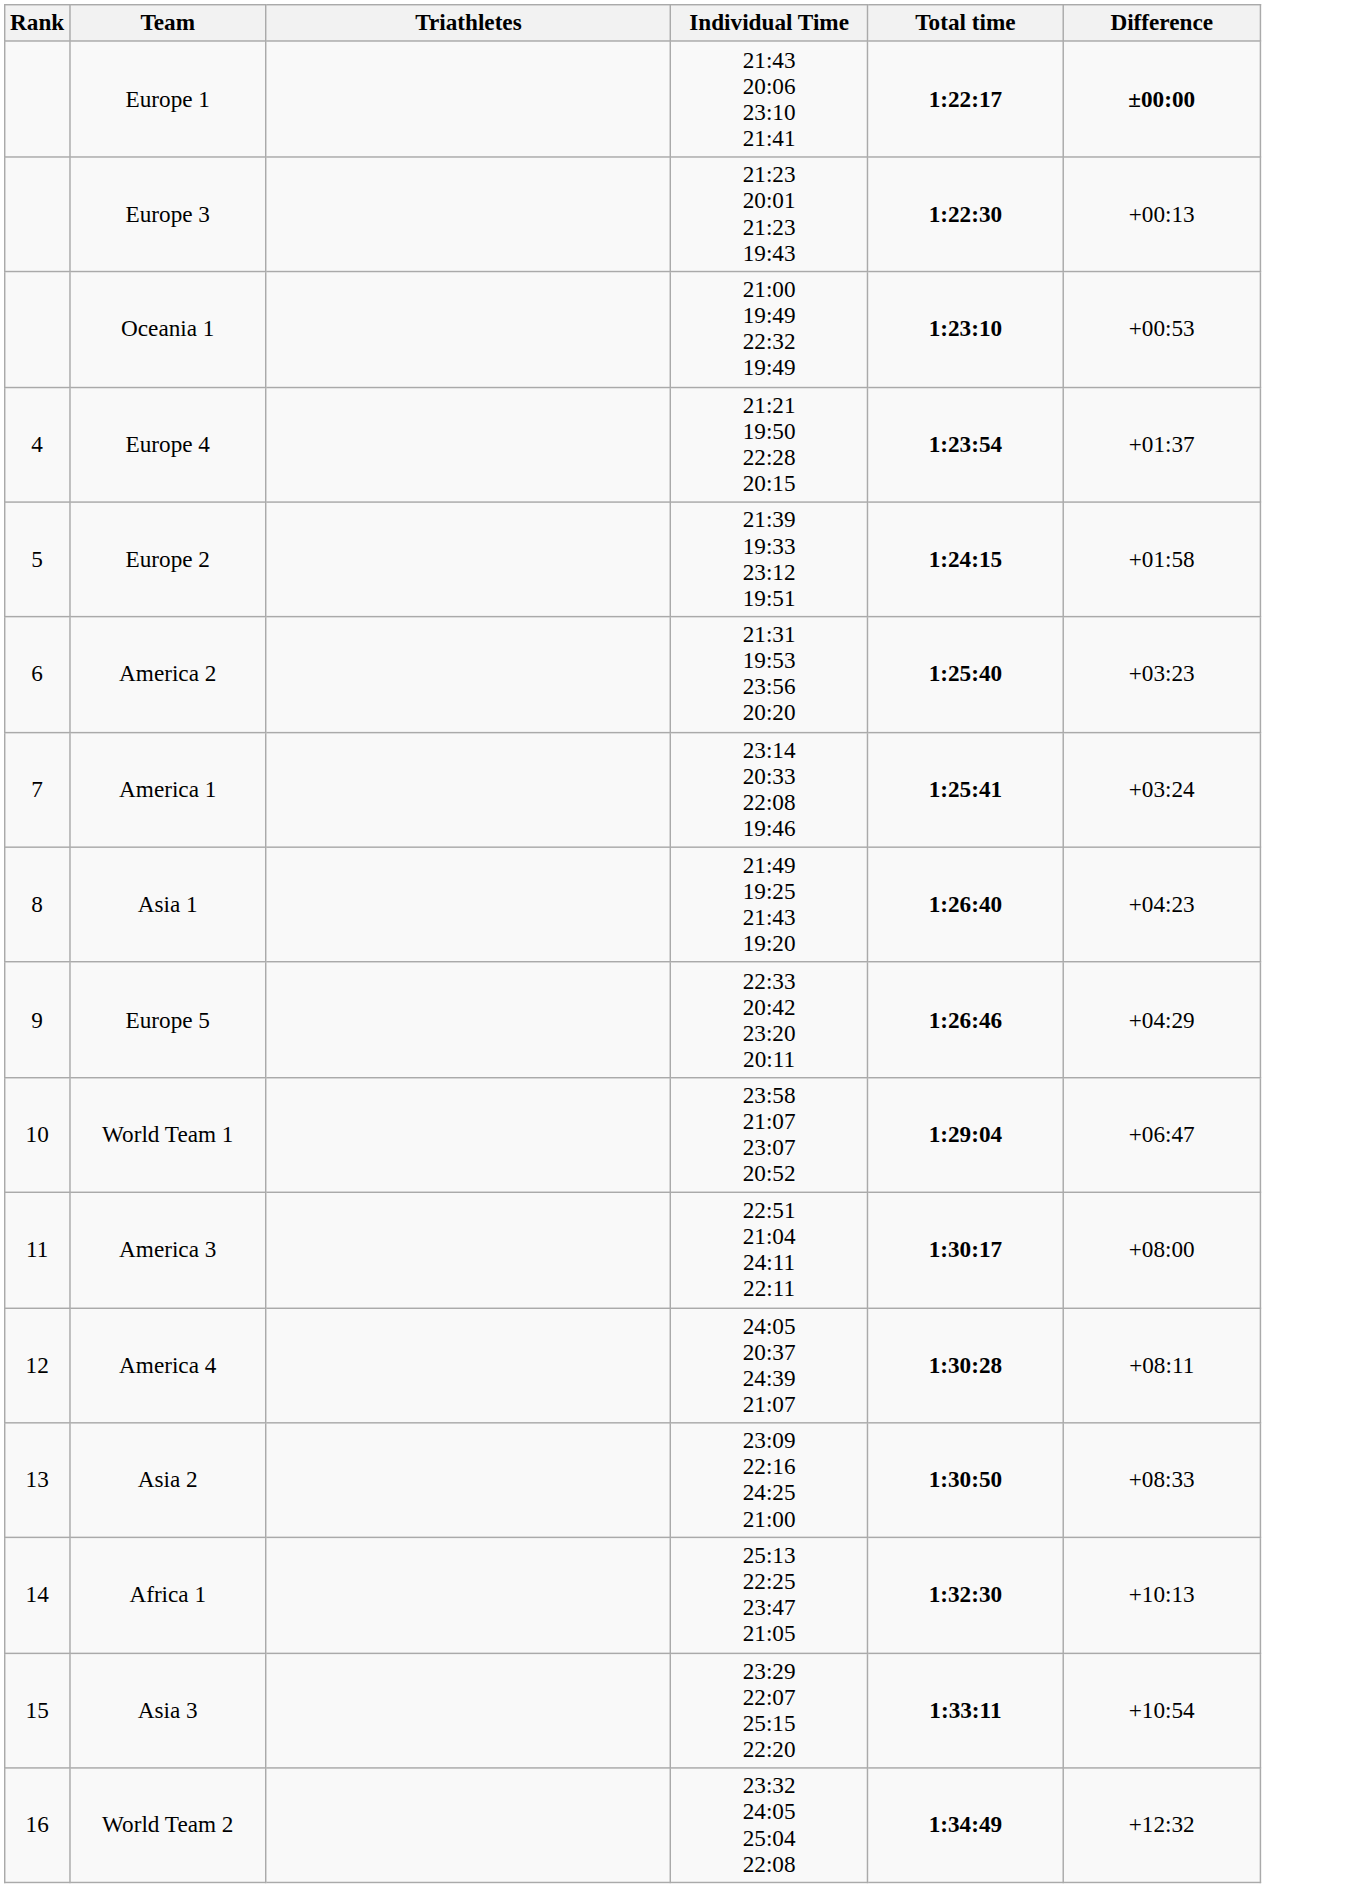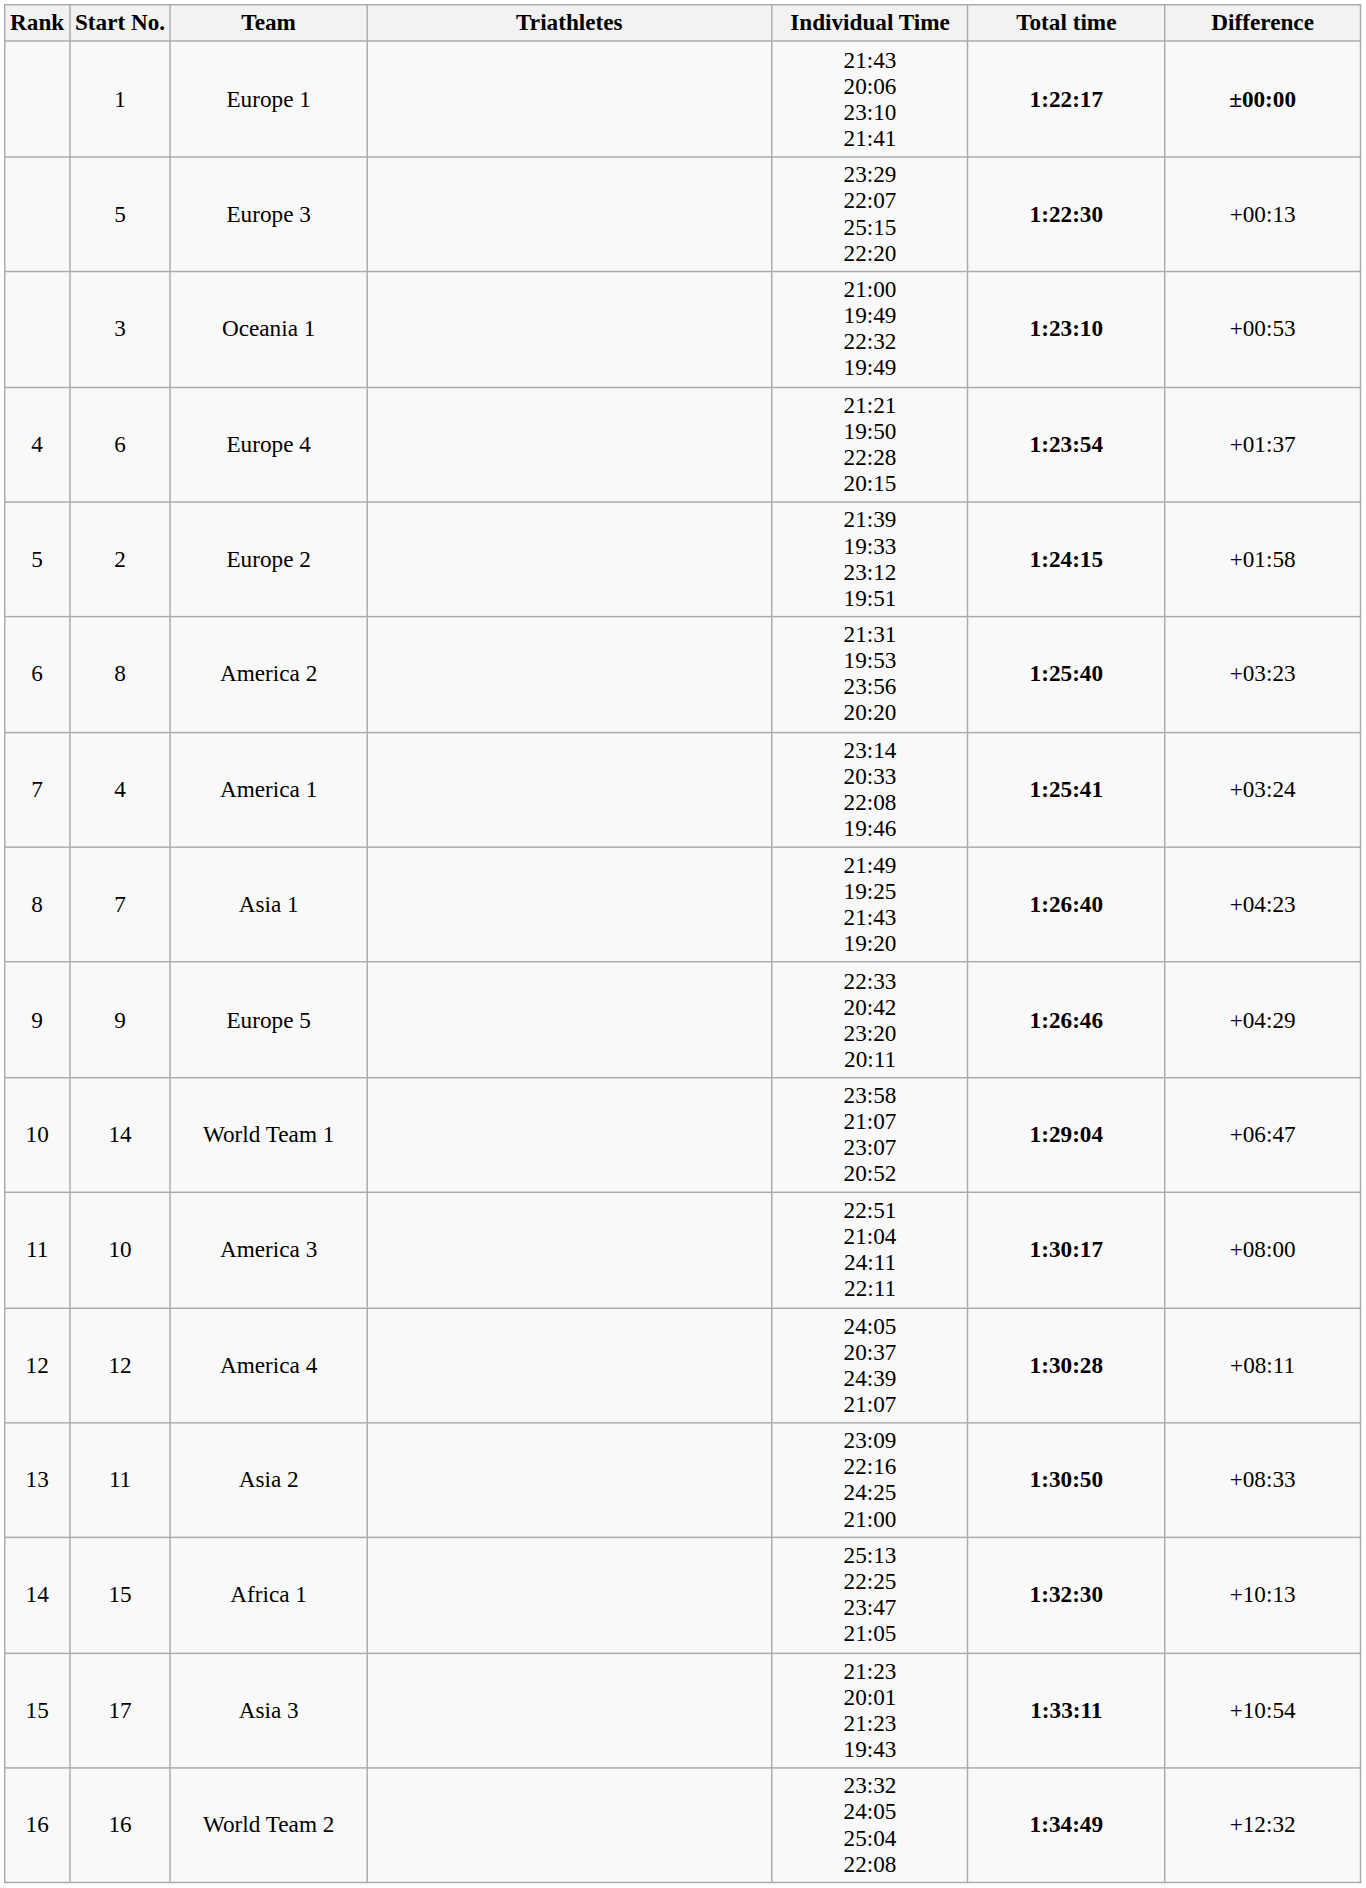+ column: (120, 22)
(769, 213) 21:23 20:01 21:23 19:43 -> (870, 213) 23:29 22:07 25:15 22:20
(769, 1710) 23:29 22:07 25:15 22:20 -> (870, 1710) 21:23 20:01 21:23 19:43
